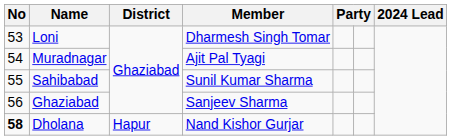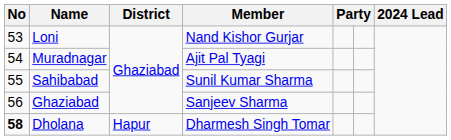(258, 37) Dharmesh Singh Tomar -> (245, 37) Nand Kishor Gurjar
(245, 124) Nand Kishor Gurjar -> (258, 124) Dharmesh Singh Tomar
